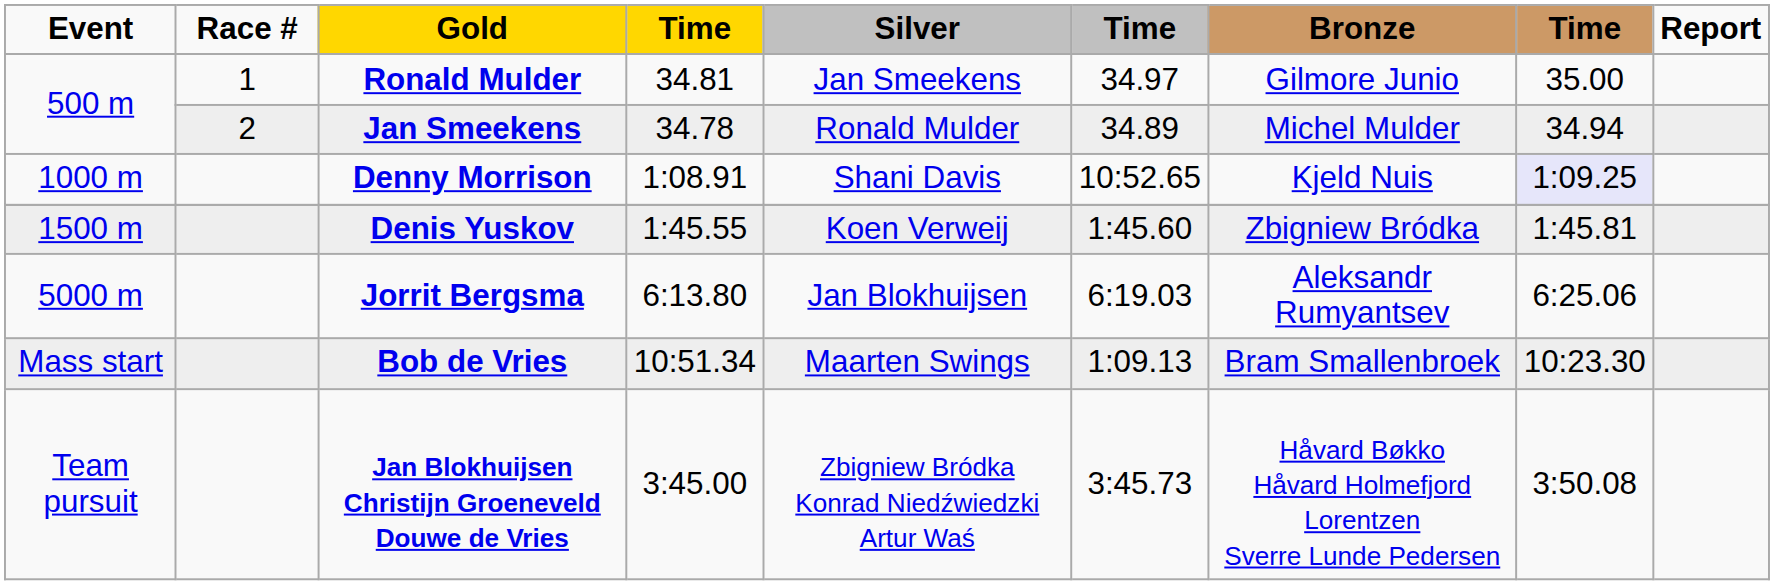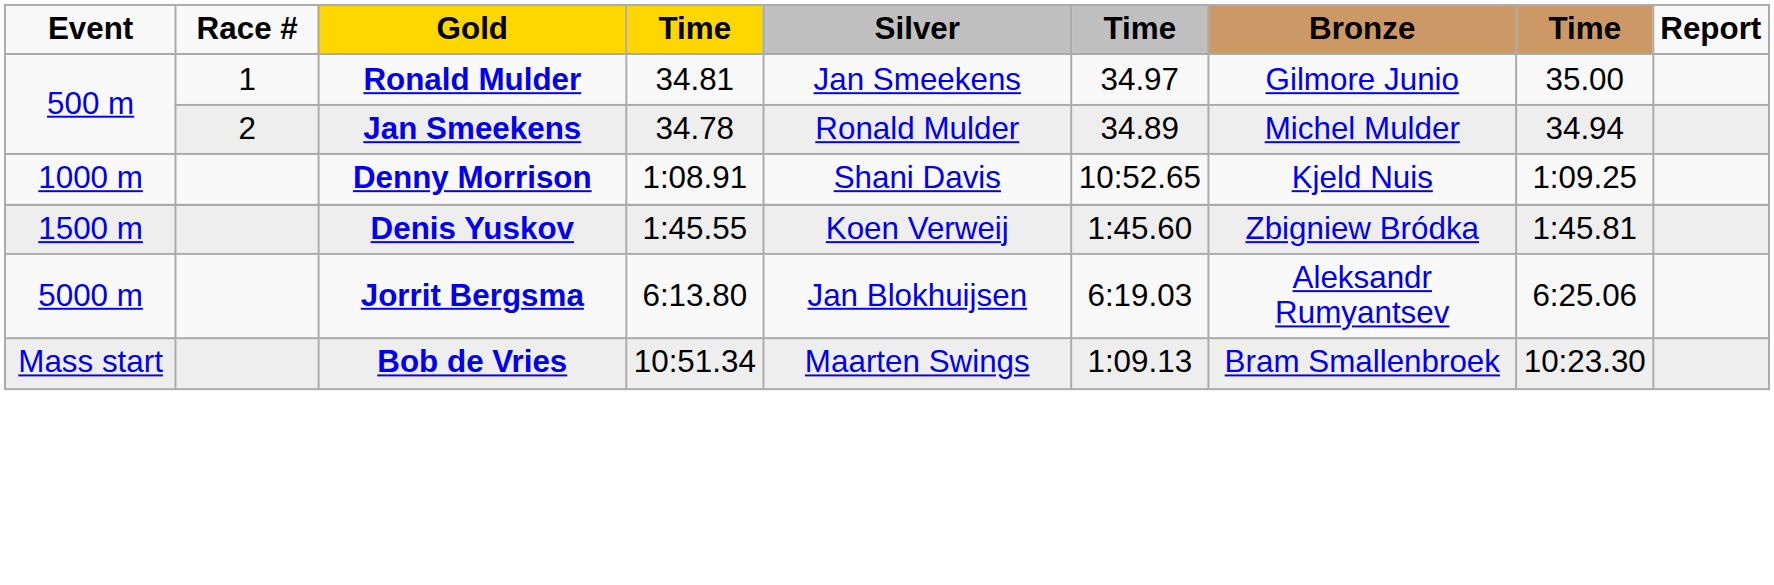(1585, 178) lavender background -> (1585, 178) no background
- row: (472, 500)
